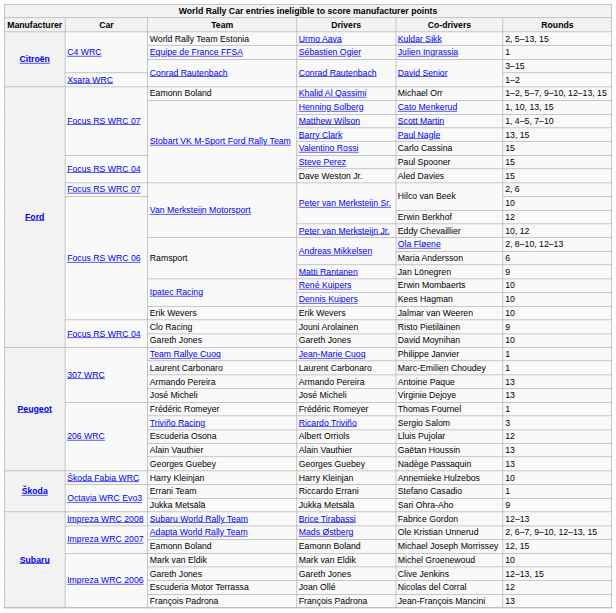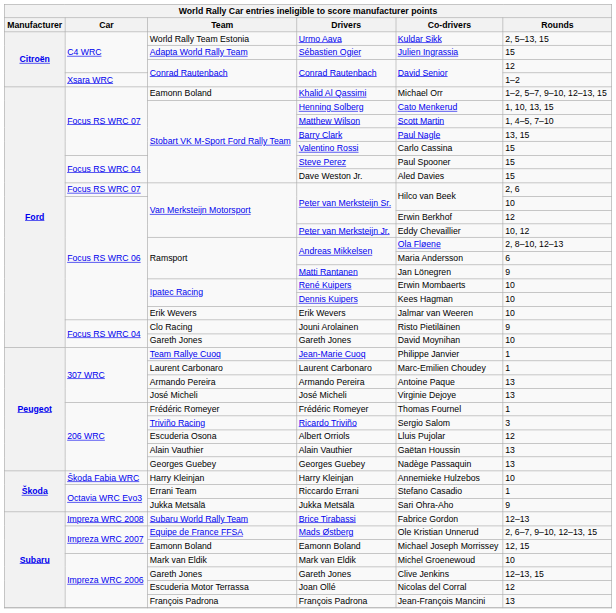(196, 52) Equipe de France FFSA -> (199, 52) Adapta World Rally Team
(508, 52) 1 -> (510, 52) 15
(515, 66) 3–15 -> (510, 66) 12
(199, 532) Adapta World Rally Team -> (196, 532) Equipe de France FFSA
